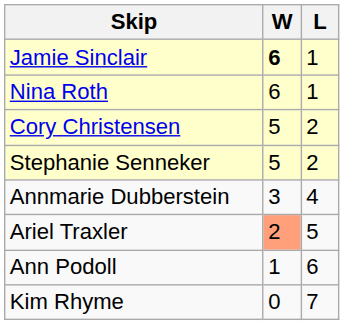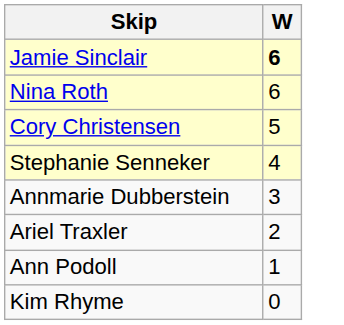- column: (320, 22)
(275, 162) 5 -> (275, 162) 4
(275, 232) lightsalmon background -> (275, 232) no background
